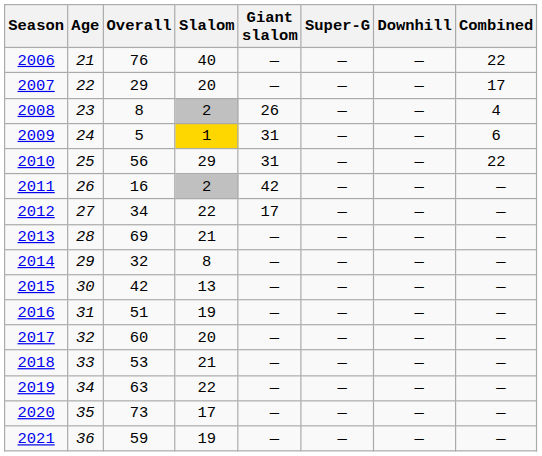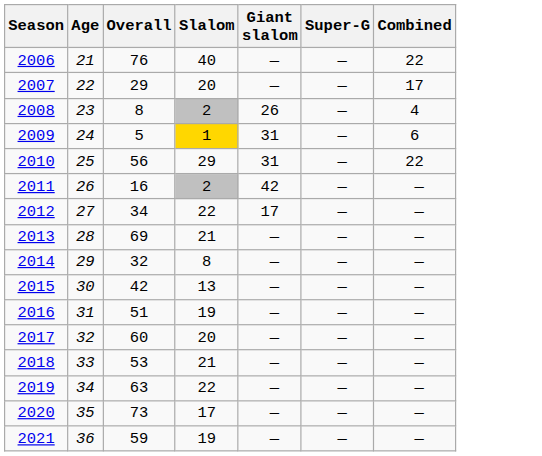- column: (415, 26)
